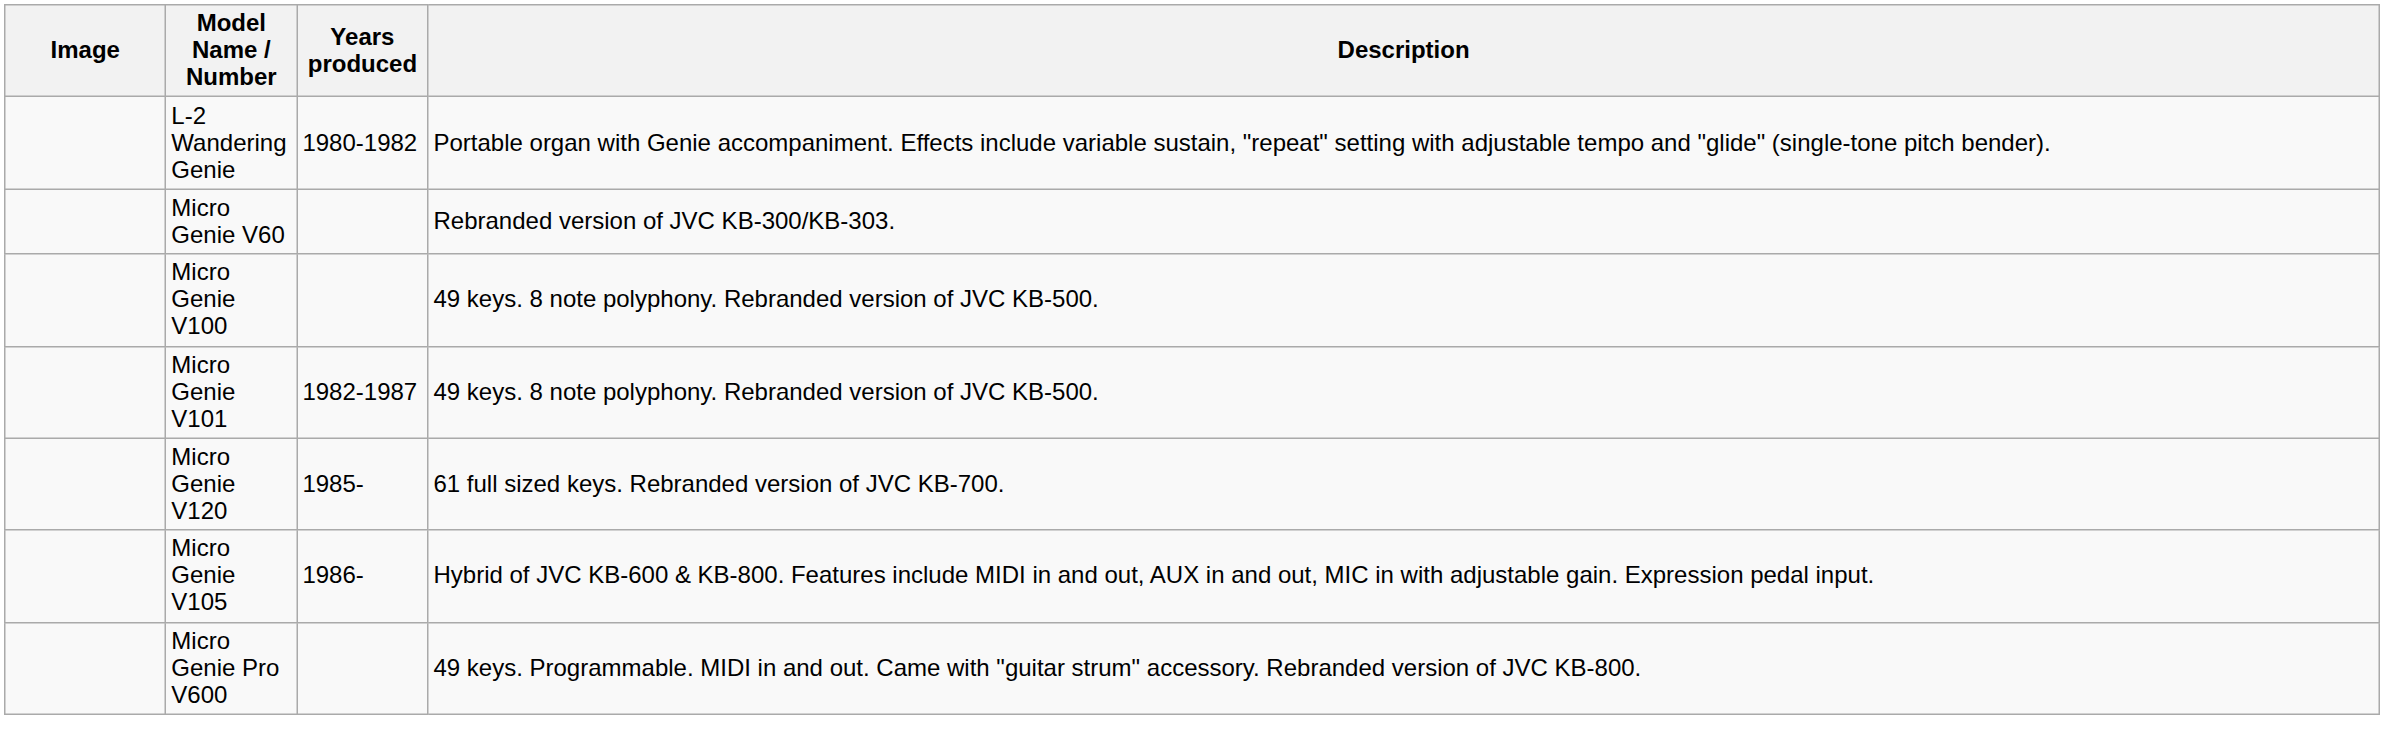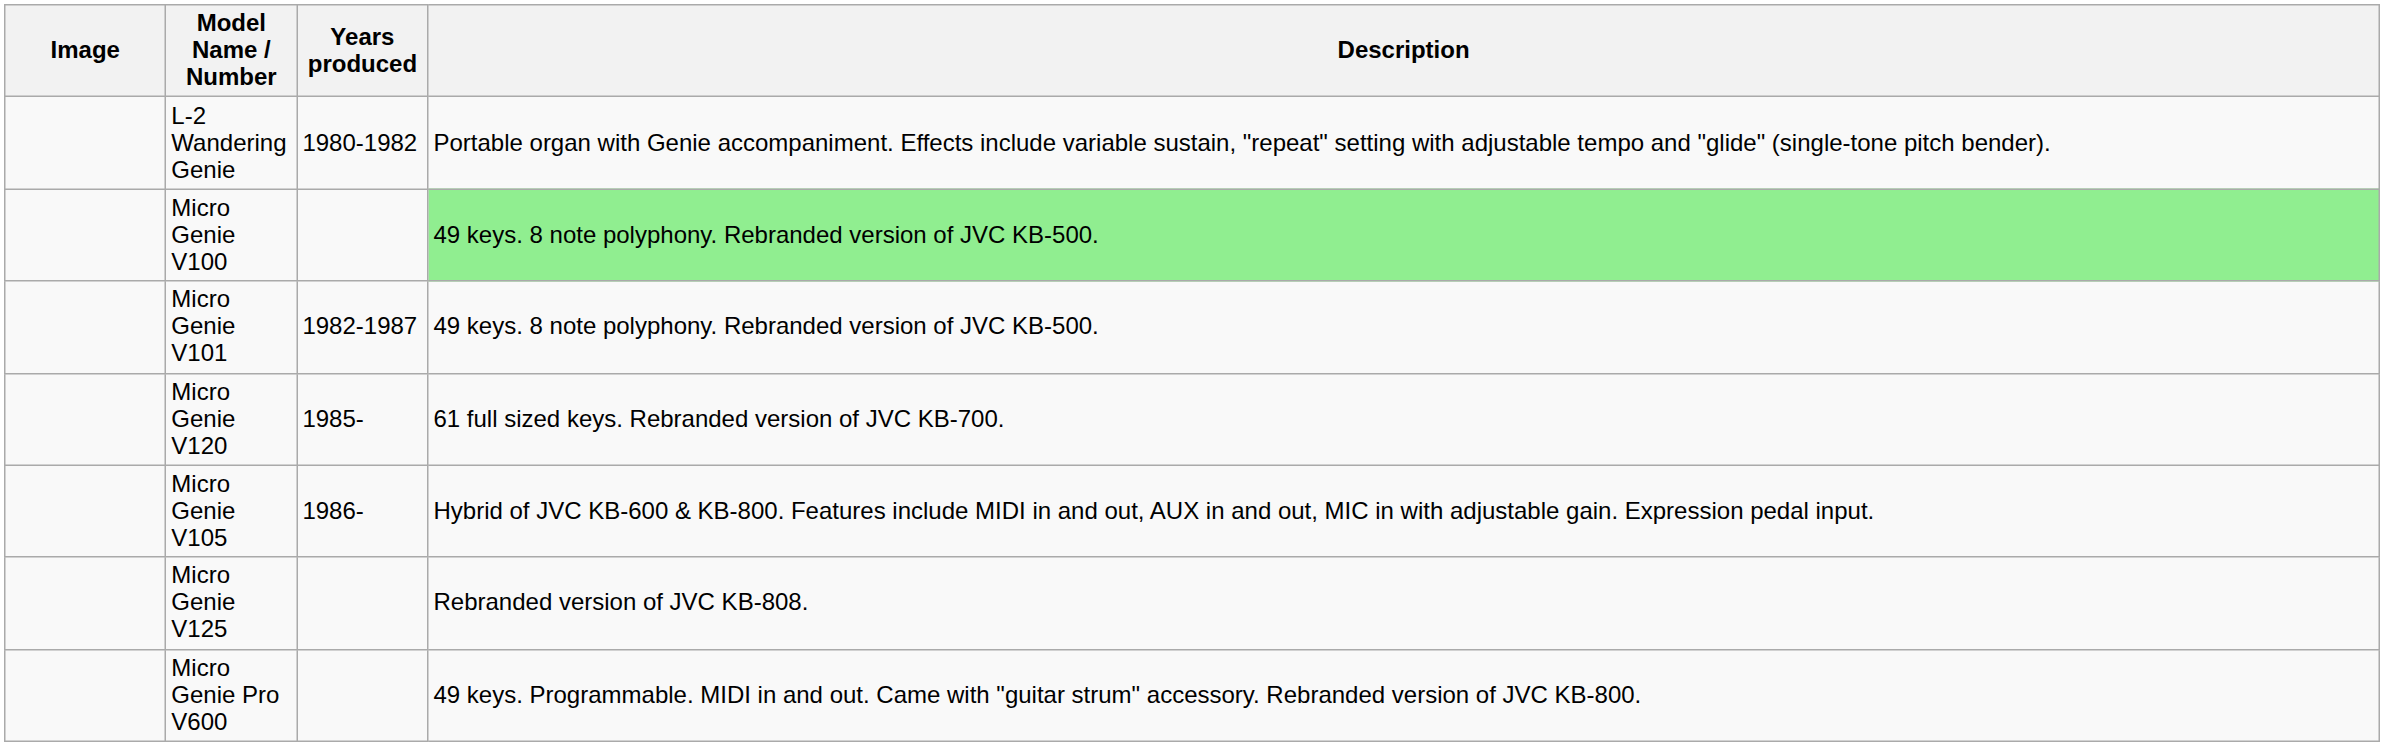- row: (228, 221)
(766, 299) no background -> (766, 234) lightgreen background
+ row: (203, 602)
